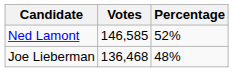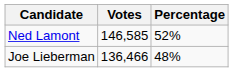(125, 56) 136,468 -> (125, 56) 136,466
